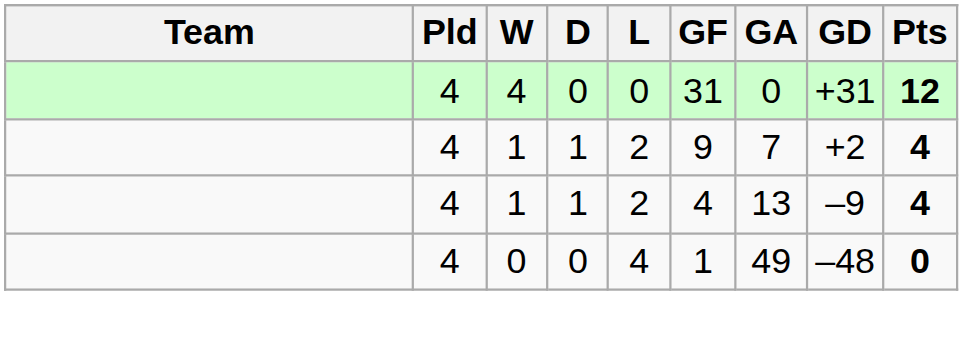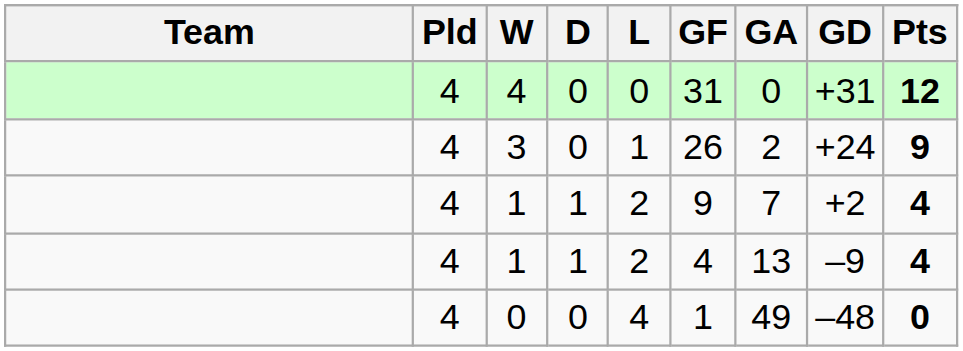+ row: (517, 146)
